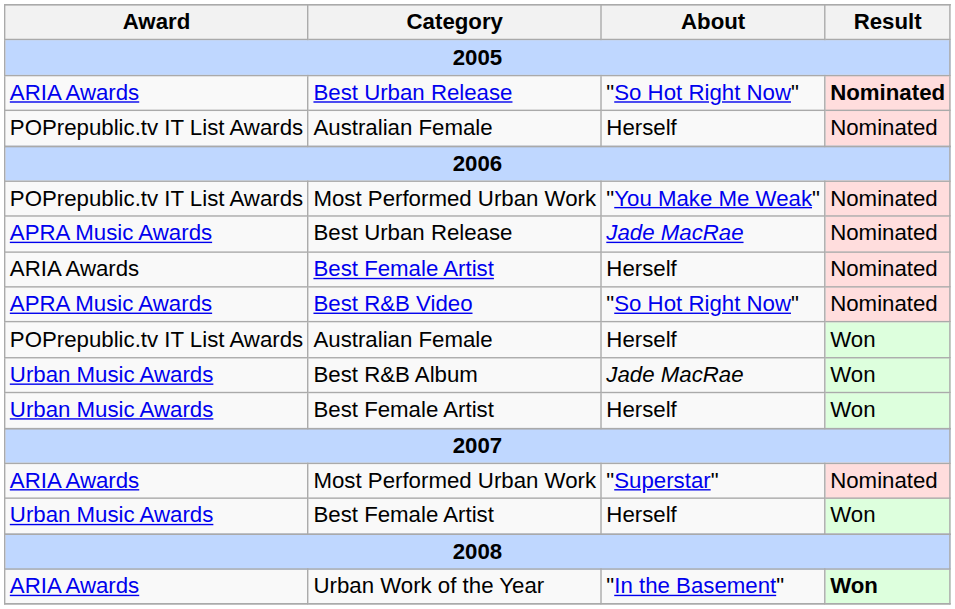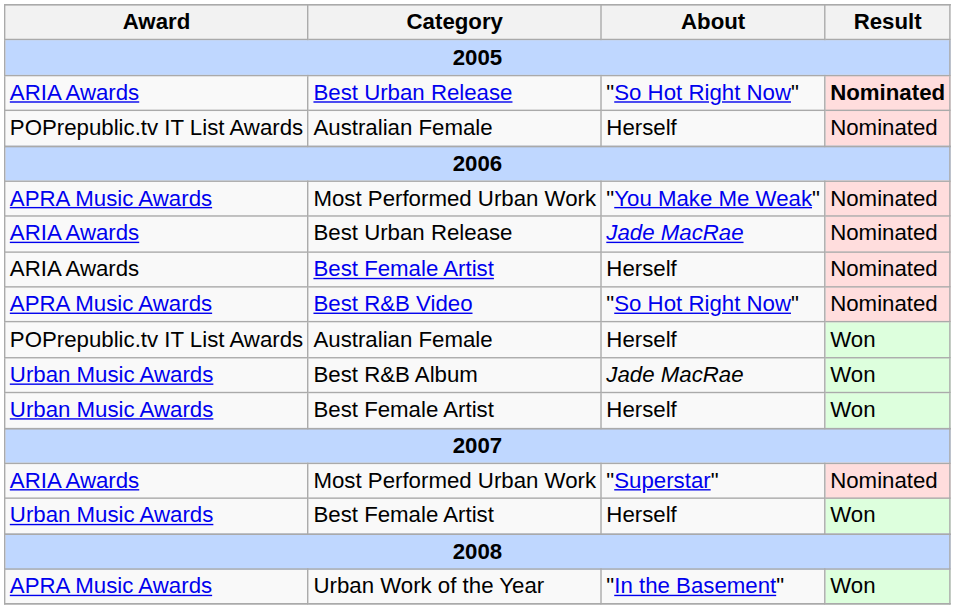(157, 198) POPrepublic.tv IT List Awards -> (111, 198) APRA Music Awards
(111, 233) APRA Music Awards -> (75, 233) ARIA Awards
(75, 586) ARIA Awards -> (111, 586) APRA Music Awards
(854, 586) bold -> (853, 586) normal
